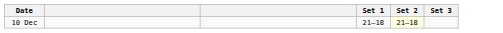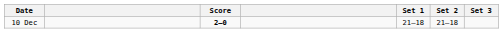+ column: (220, 10)
(407, 22) lightyellow background -> (447, 22) no background
